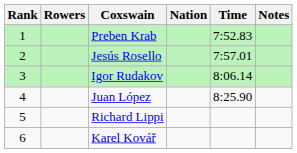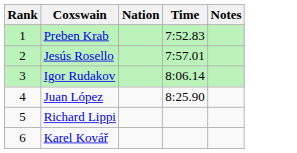- column: (65, 14)
